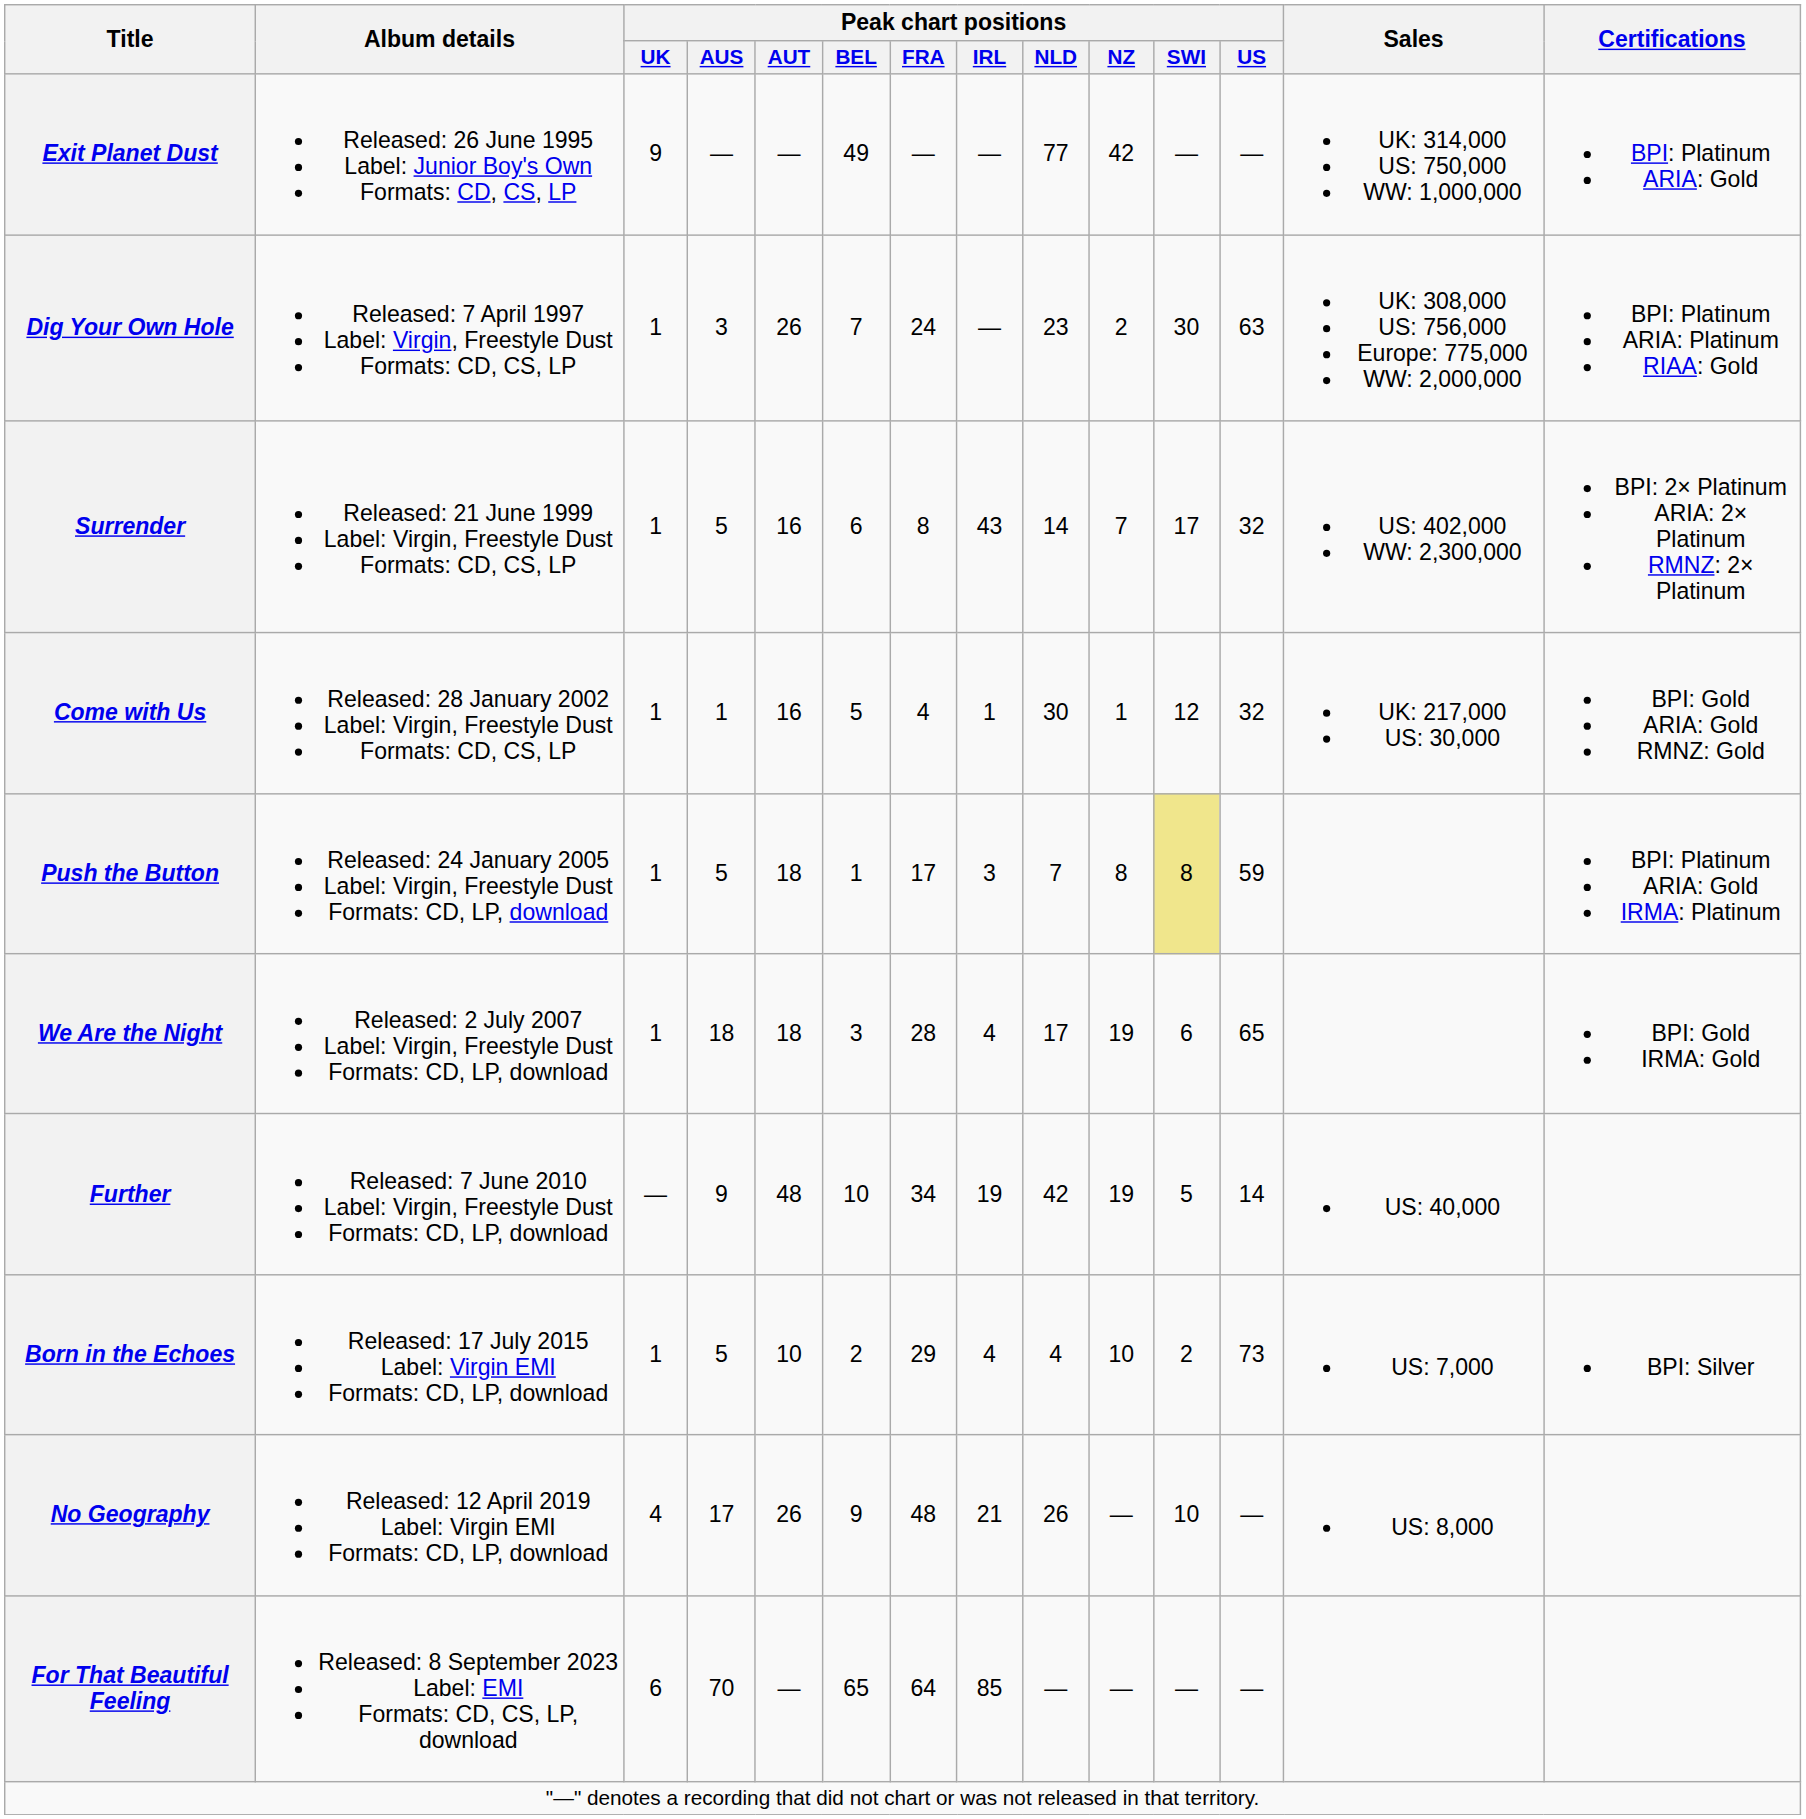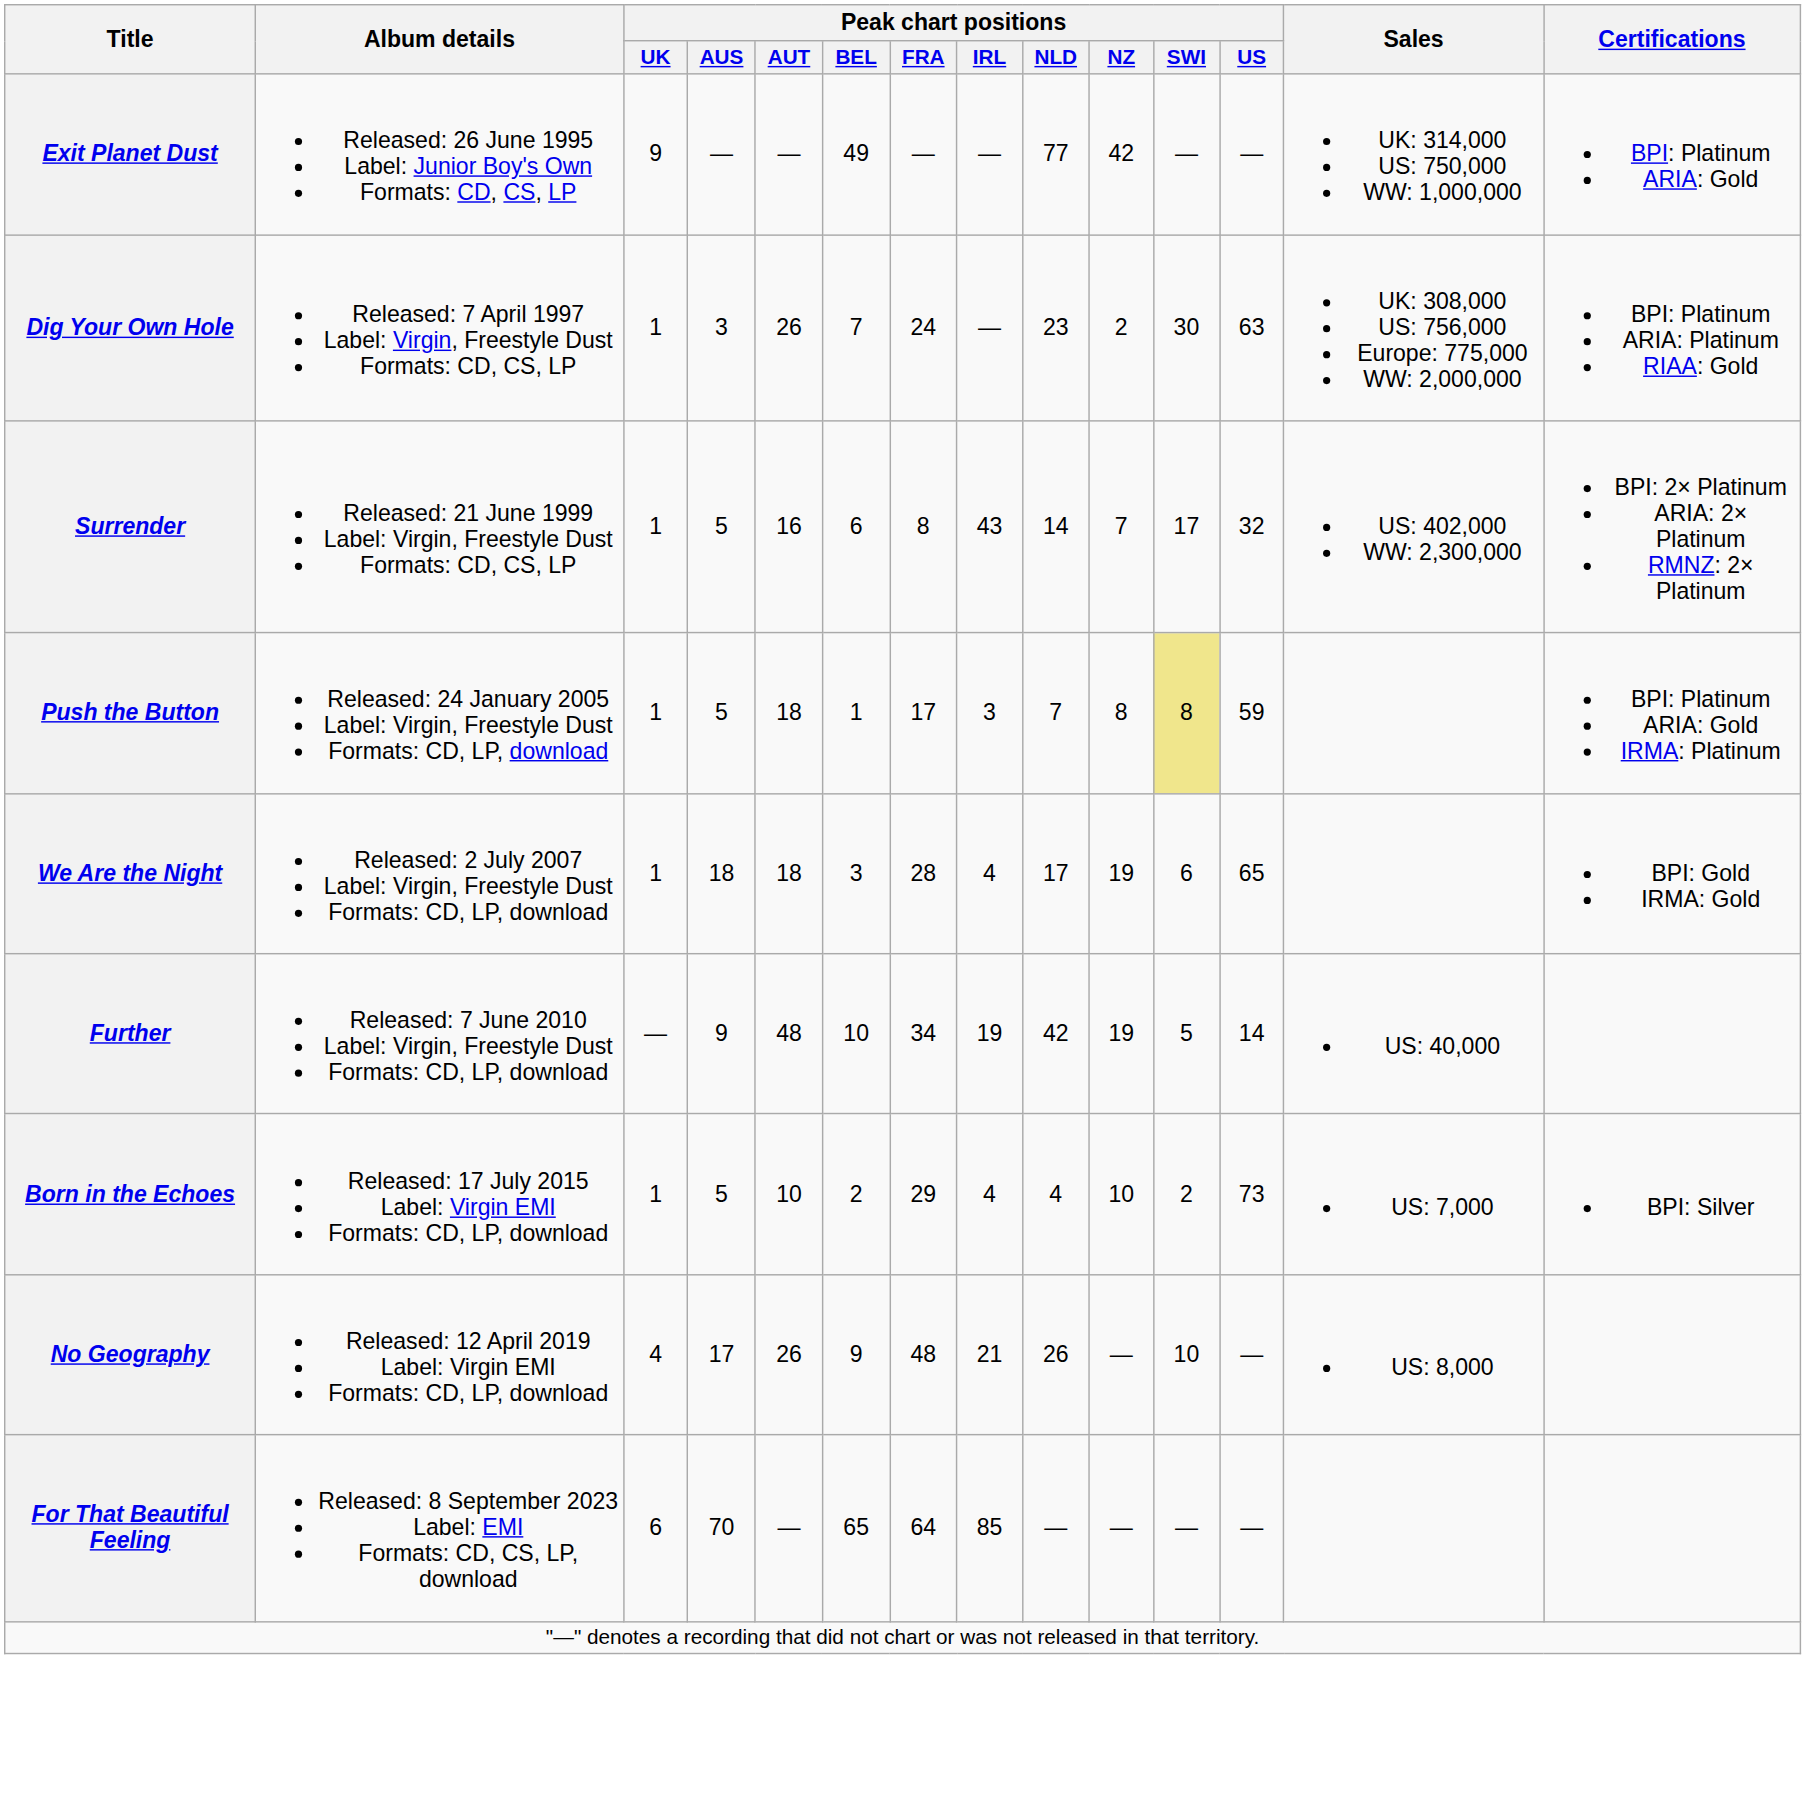- row: (130, 712)
